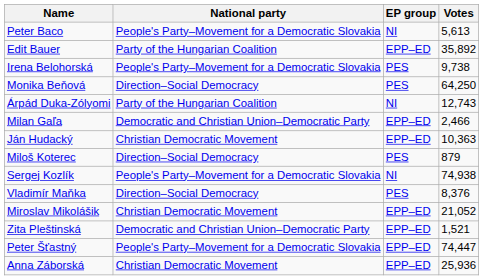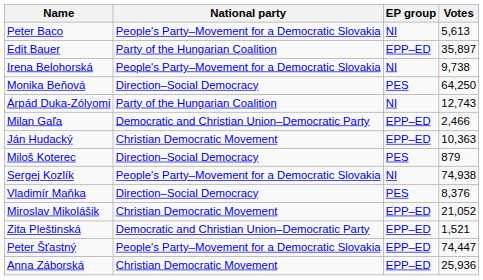(459, 49) 35,892 -> (459, 49) 35,897
(397, 67) PES -> (391, 67) NI
